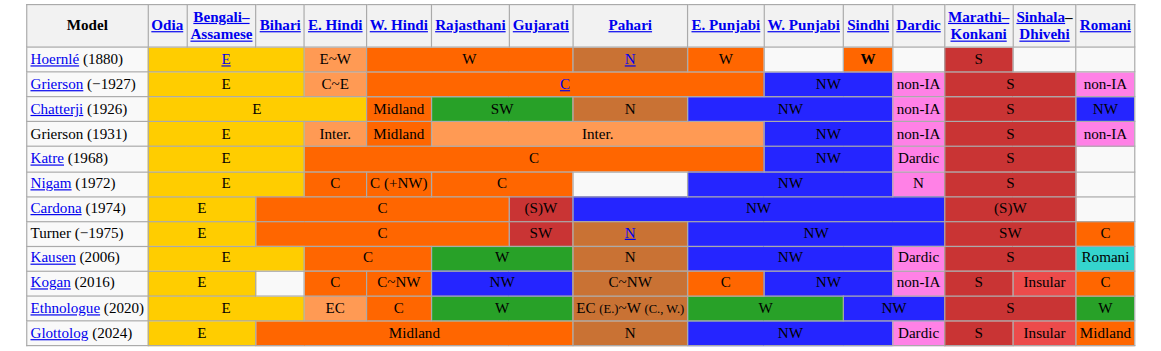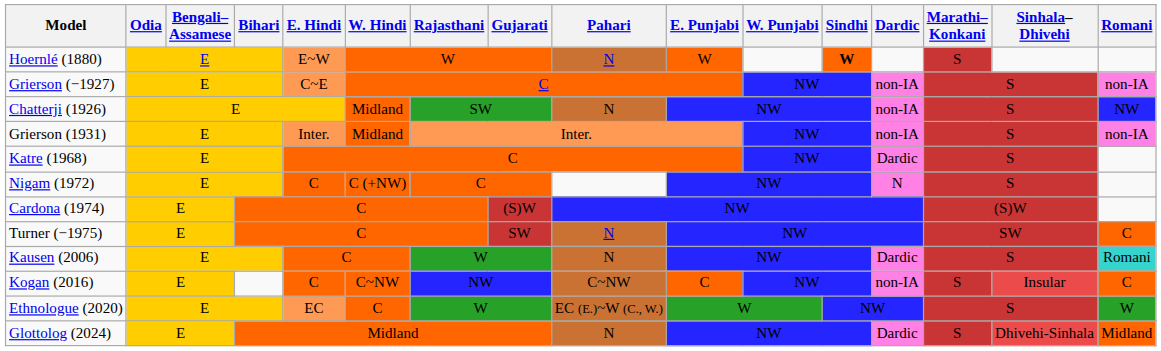(1045, 333) Insular -> (1045, 333) Dhivehi-Sinhala
